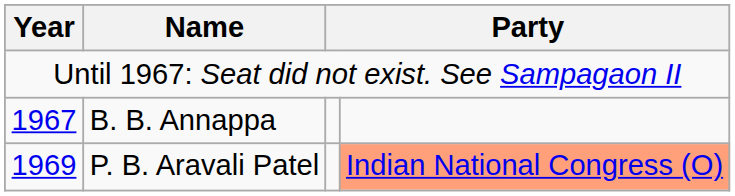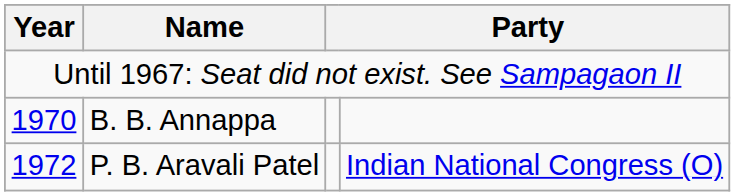(44, 119) 1967 -> (44, 119) 1970
(44, 166) 1969 -> (44, 166) 1972
(535, 166) lightsalmon background -> (535, 166) no background
